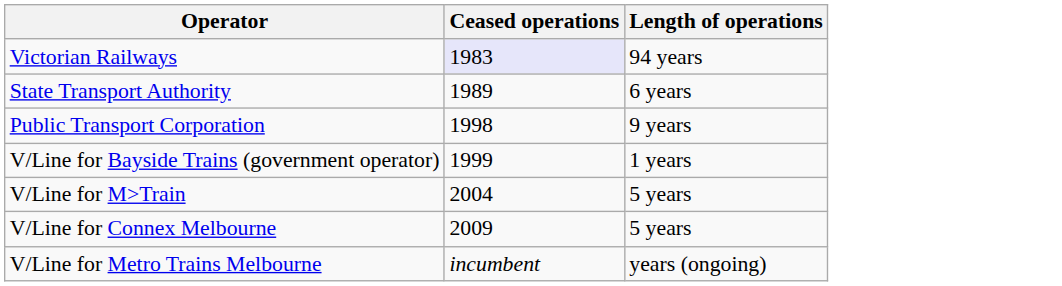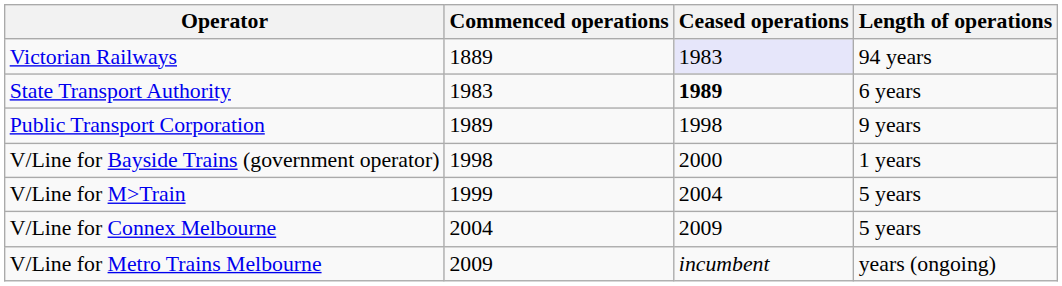+ column: (559, 21)
(471, 90) normal -> (701, 90) bold
(471, 159) 1999 -> (701, 159) 2000
